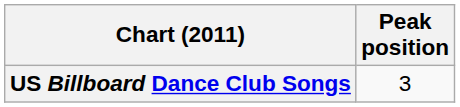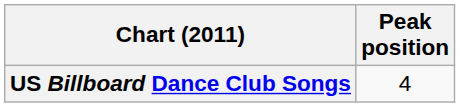(405, 83) 3 -> (405, 83) 4
